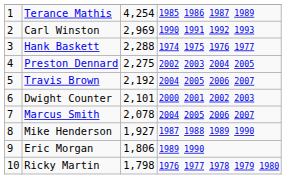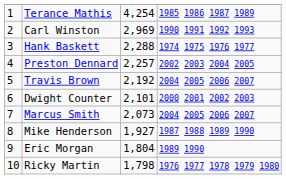(139, 64) 2,275 -> (139, 64) 2,257
(139, 115) 2,078 -> (139, 115) 2,073
(139, 148) 1,806 -> (139, 148) 1,804
